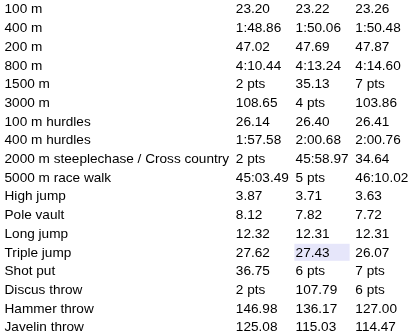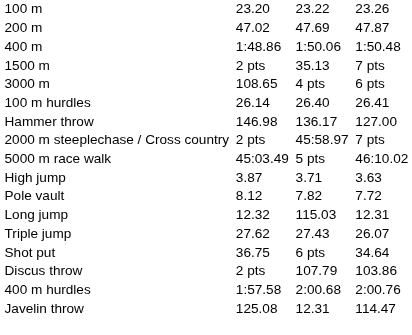rows swapped: (23, 46) <-> (23, 27)
- row: (23, 65)
(376, 102) 103.86 -> (370, 84) 6 pts
rows swapped: (48, 140) <-> (49, 308)
(372, 158) 34.64 -> (370, 140) 7 pts
(313, 233) 12.31 -> (316, 214) 115.03
(313, 252) lavender background -> (313, 233) no background
(370, 271) 7 pts -> (372, 252) 34.64
(370, 289) 6 pts -> (376, 271) 103.86
(316, 327) 115.03 -> (313, 308) 12.31
